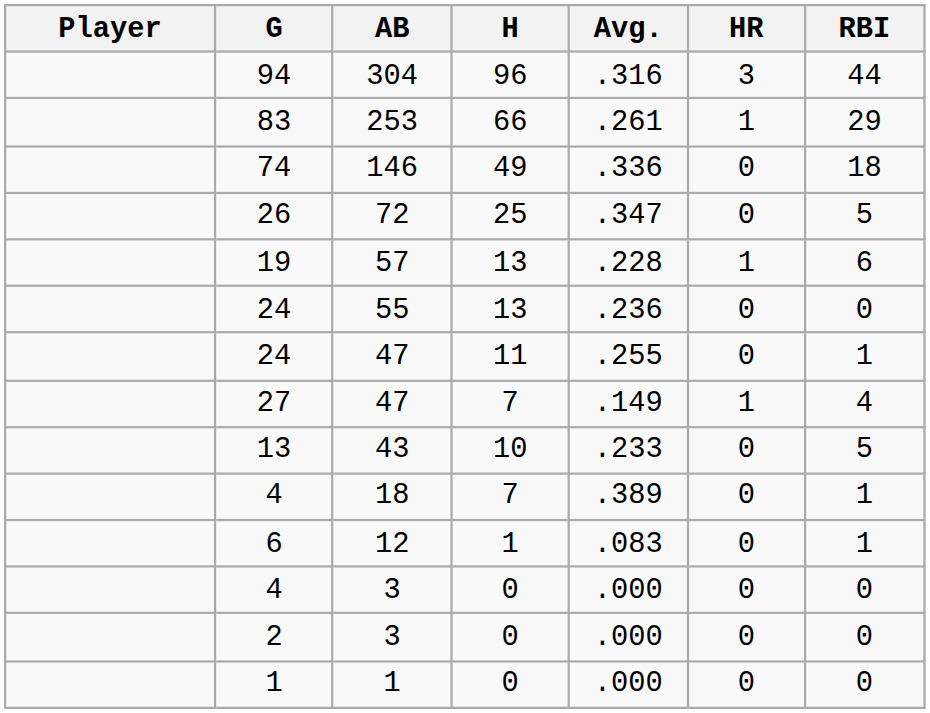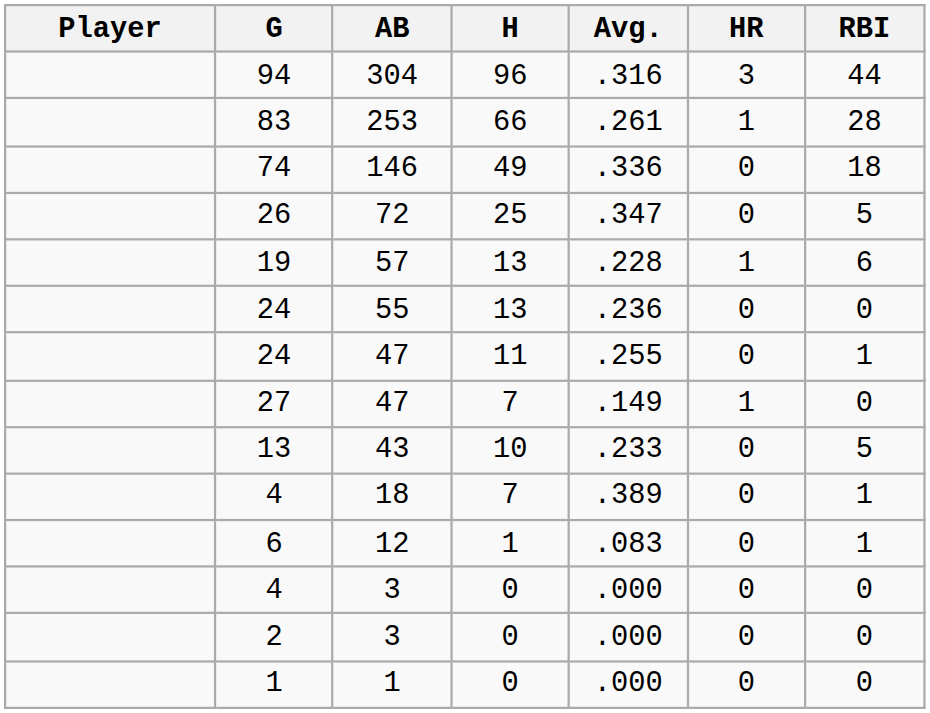(865, 122) 29 -> (865, 122) 28
(864, 403) 4 -> (864, 403) 0
